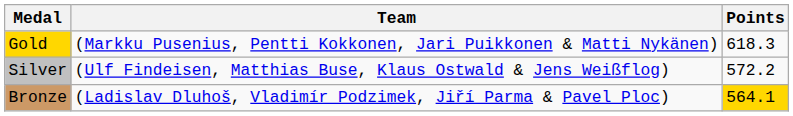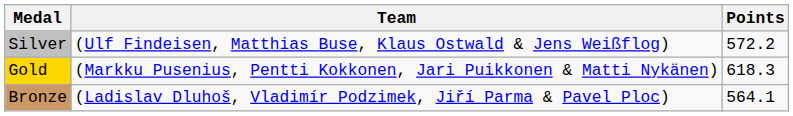rows swapped: (28, 44) <-> (38, 71)
(751, 97) gold background -> (751, 97) no background
